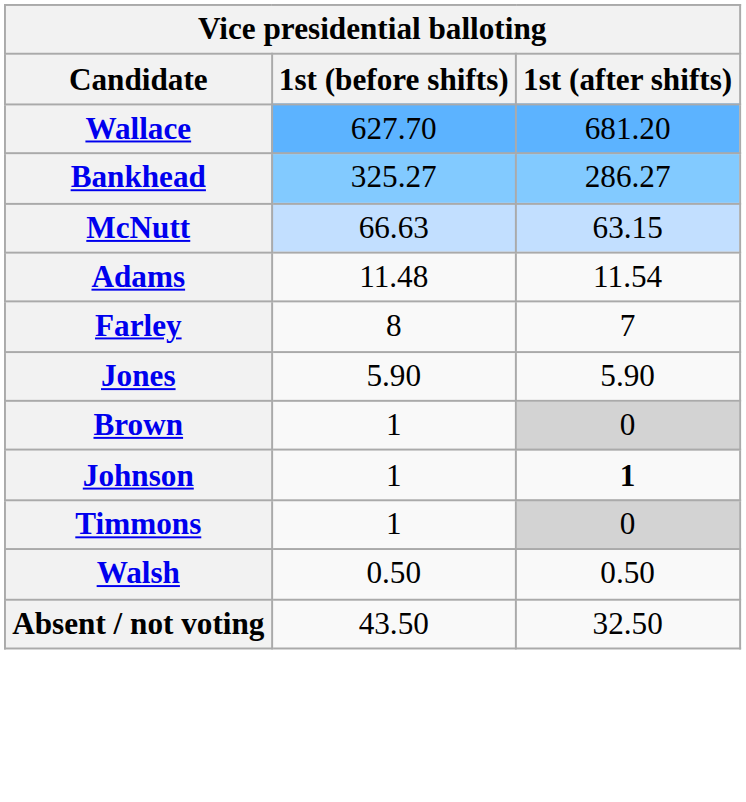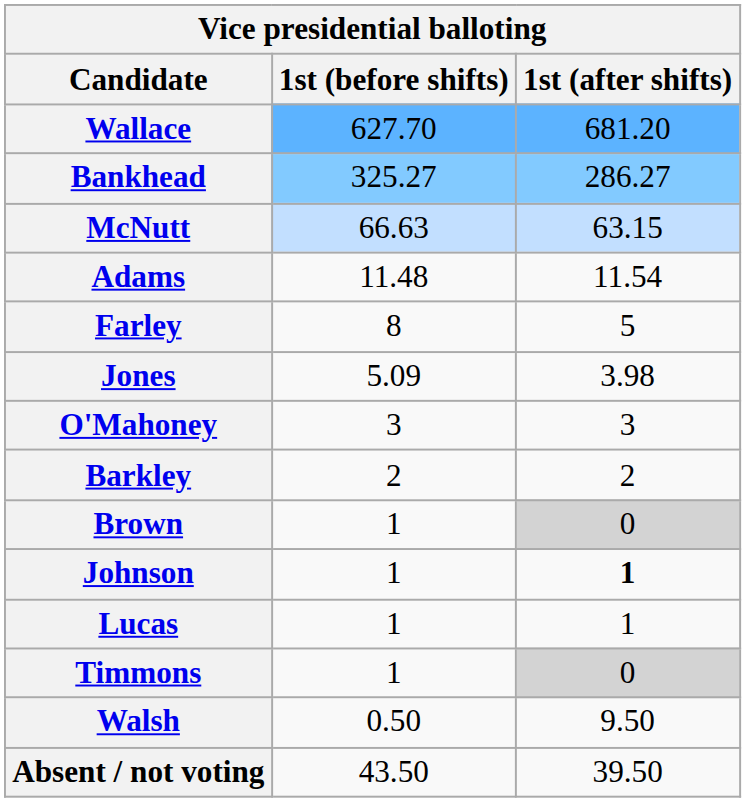(628, 326) 7 -> (628, 326) 5
(394, 375) 5.90 -> (394, 375) 5.09
(628, 375) 5.90 -> (628, 375) 3.98
+ row: (138, 425)
+ row: (138, 474)
+ row: (138, 623)
(628, 573) 0.50 -> (628, 721) 9.50
(628, 623) 32.50 -> (628, 771) 39.50
